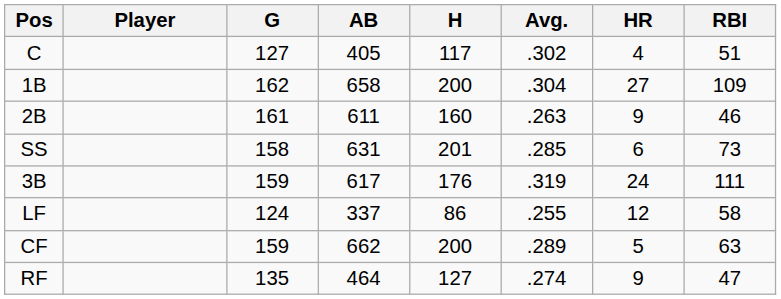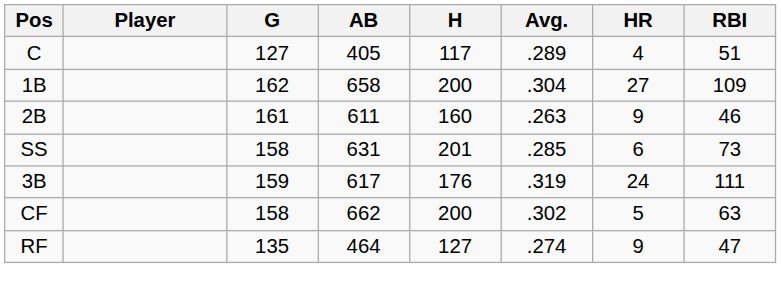(547, 52) .302 -> (547, 52) .289
- row: (34, 213)
(272, 246) 159 -> (272, 213) 158
(547, 246) .289 -> (547, 213) .302
